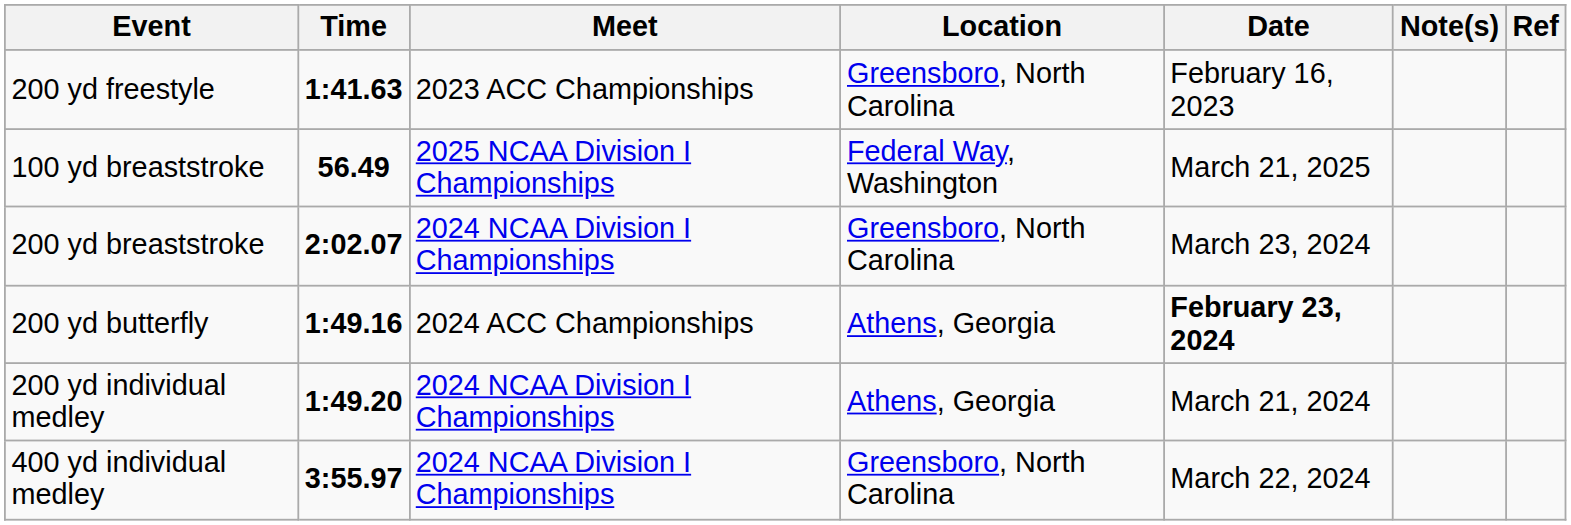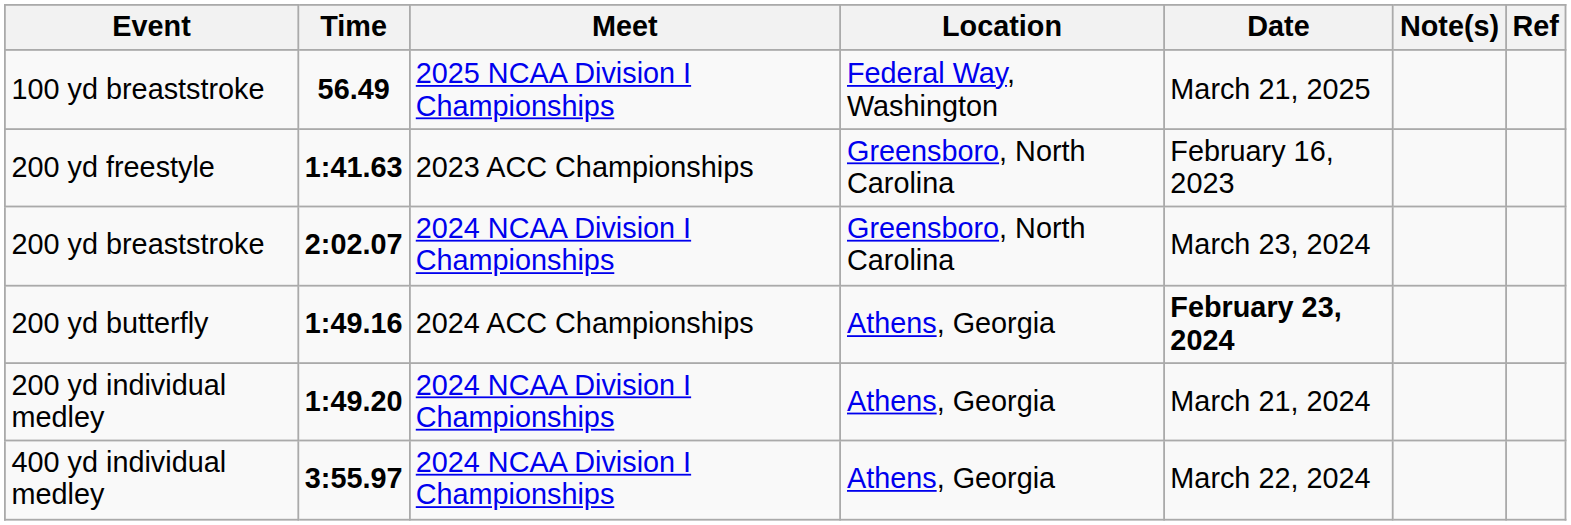rows swapped: (113, 89) <-> (138, 167)
(966, 479) Greensboro, North Carolina -> (951, 479) Athens, Georgia
